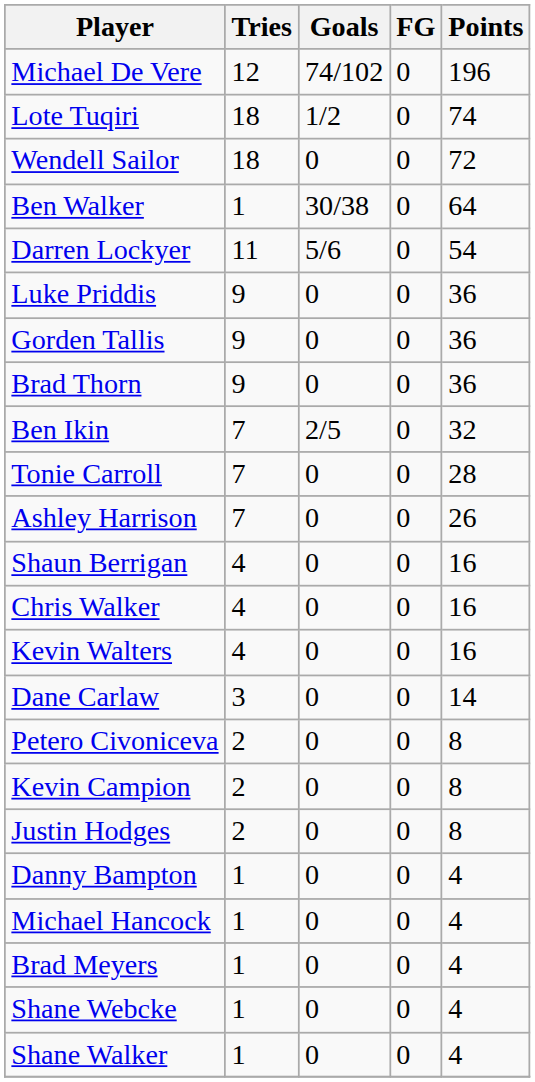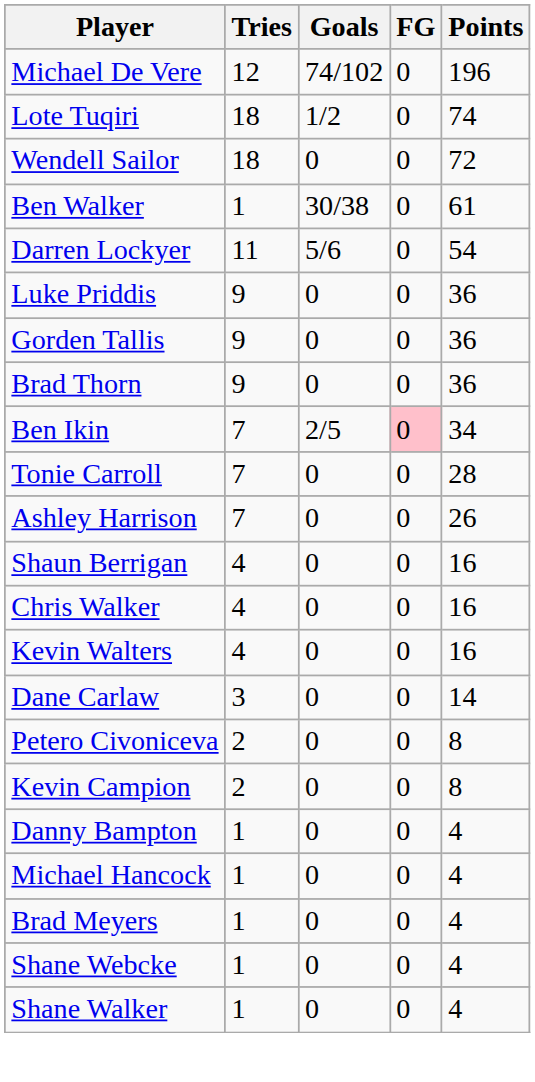(462, 205) 64 -> (462, 205) 61
(403, 428) no background -> (403, 428) pink background
(462, 428) 32 -> (462, 428) 34
- row: (91, 830)
